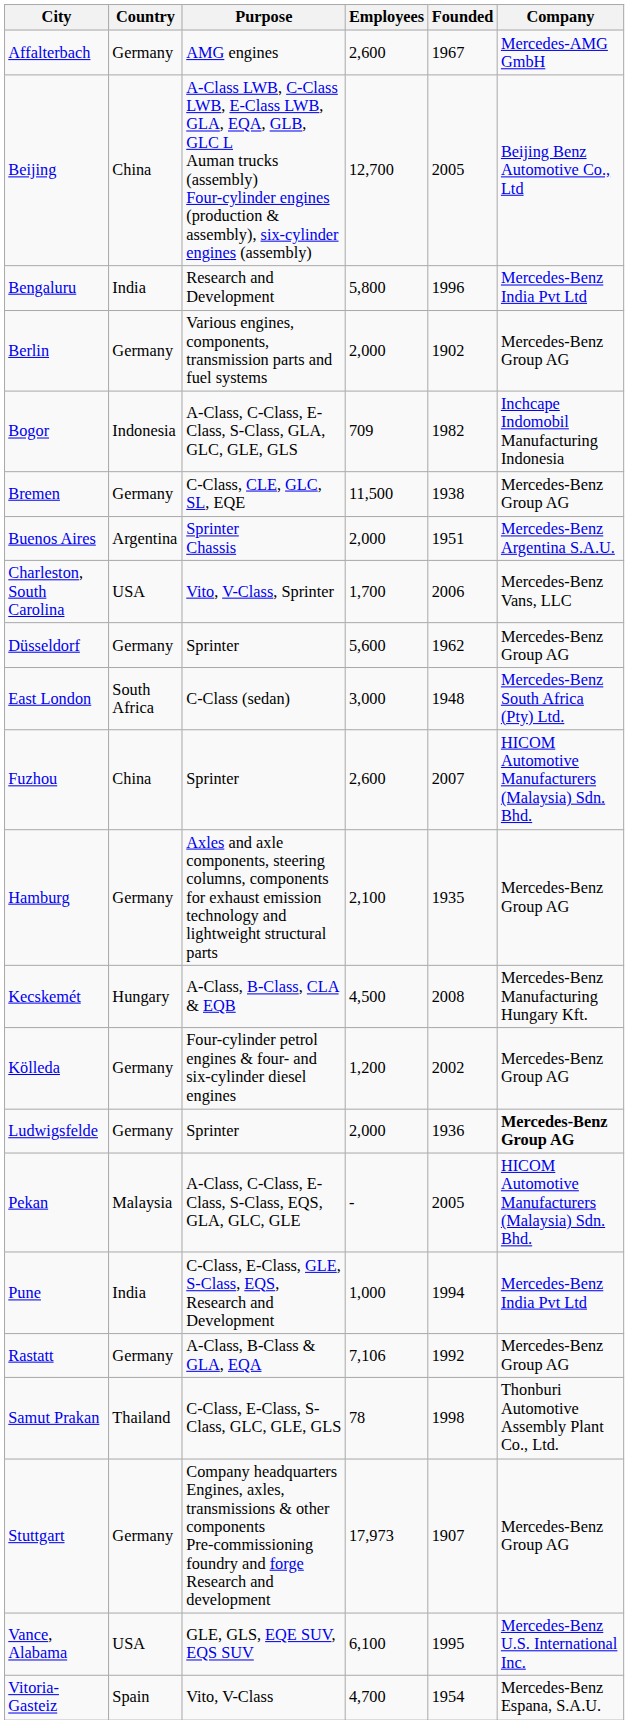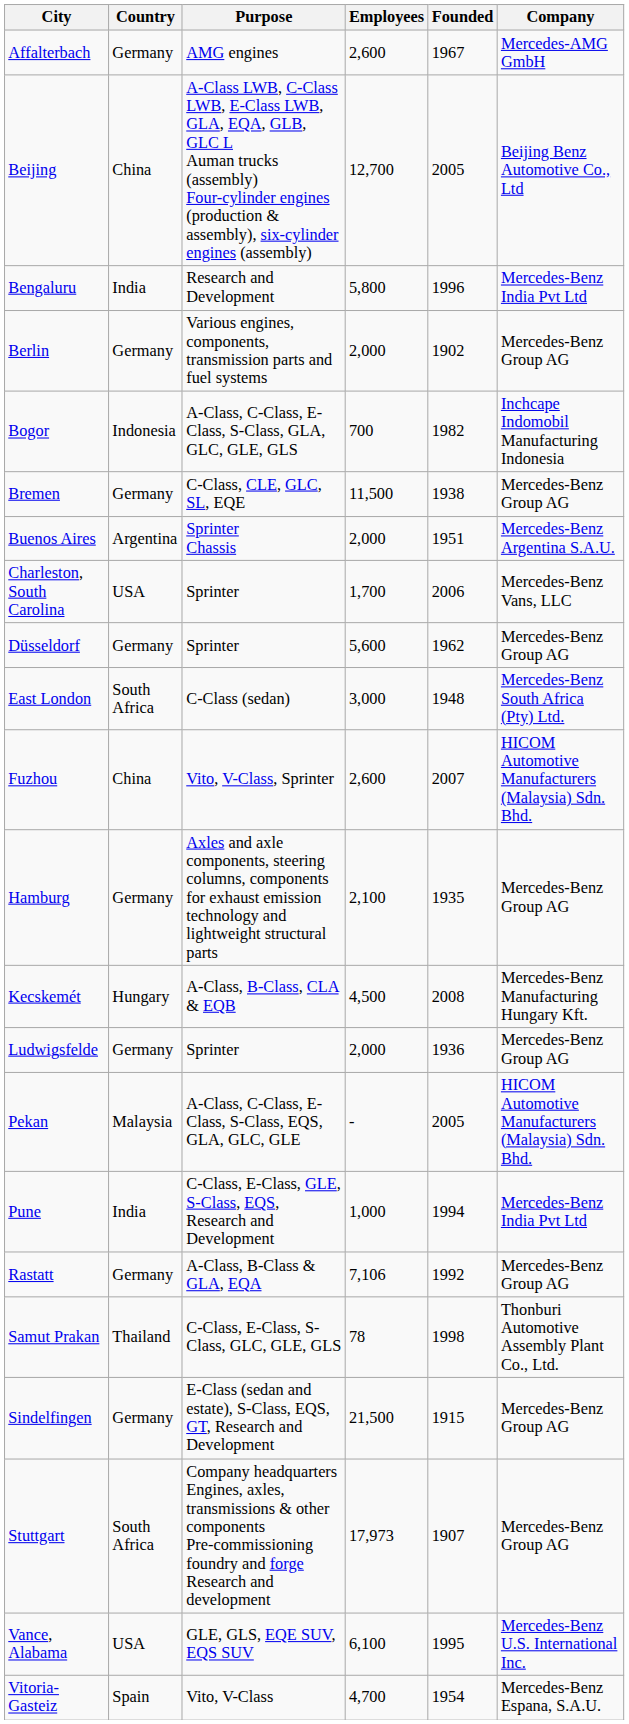(361, 431) 709 -> (361, 431) 700
(260, 591) Vito, V-Class, Sprinter -> (213, 591) Sprinter
(213, 779) Sprinter -> (260, 779) Vito, V-Class, Sprinter
- row: (34, 1068)
(554, 1130) bold -> (552, 1049) normal
+ row: (50, 1418)
(143, 1535) Germany -> (133, 1535) South Africa
